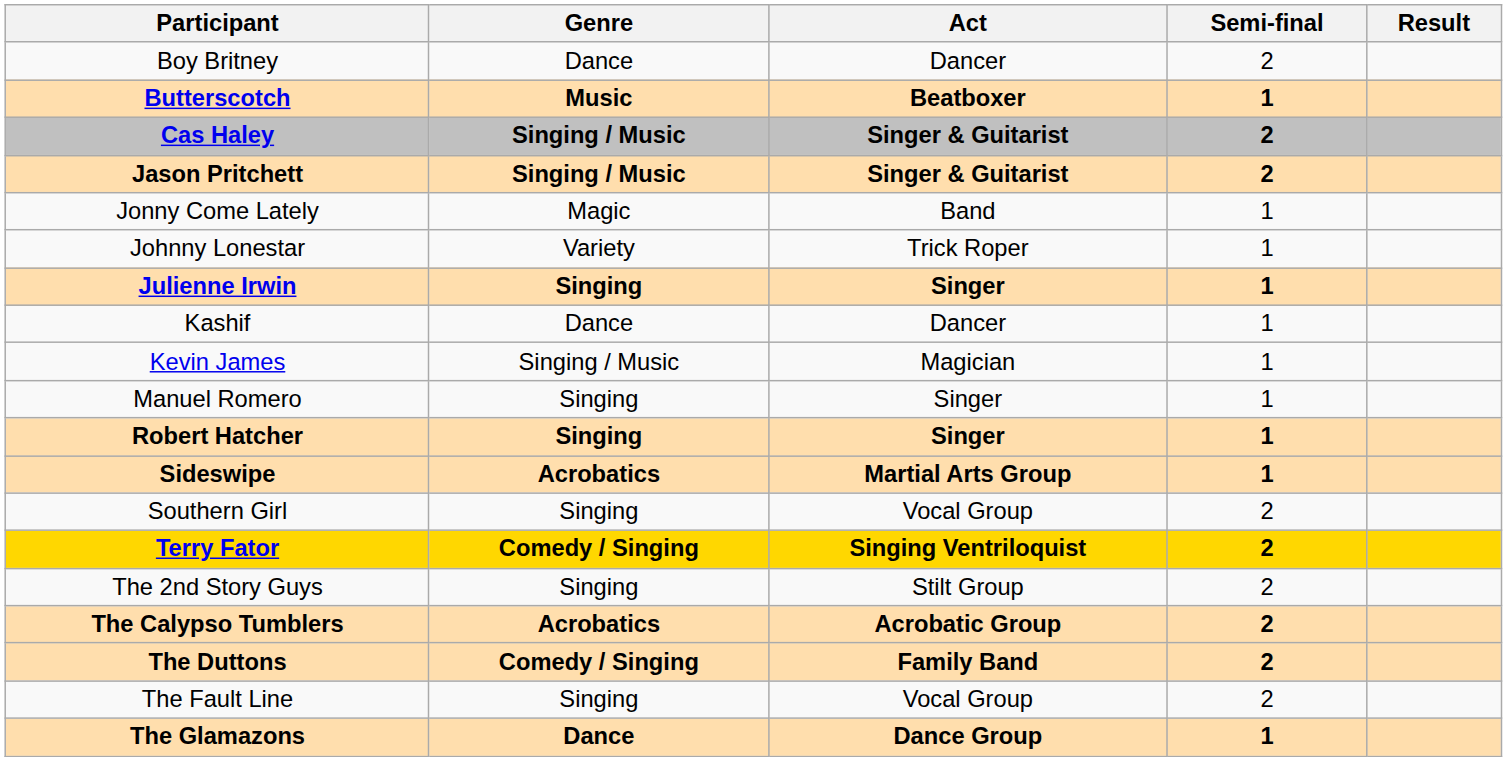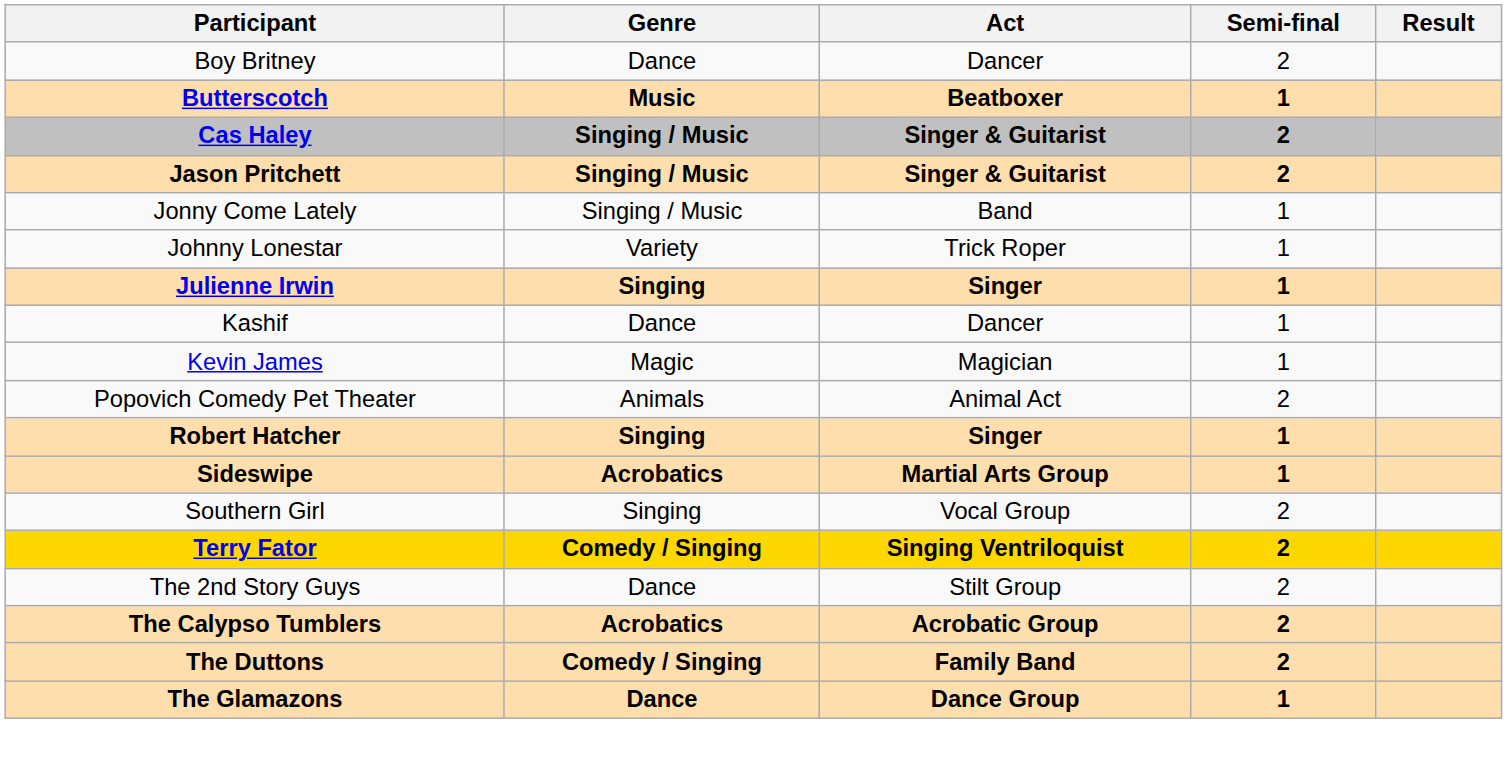(599, 211) Magic -> (662, 211) Singing / Music
(599, 361) Singing / Music -> (662, 361) Magic
- row: (217, 398)
+ row: (255, 398)
(599, 586) Singing -> (662, 586) Dance
- row: (218, 699)
